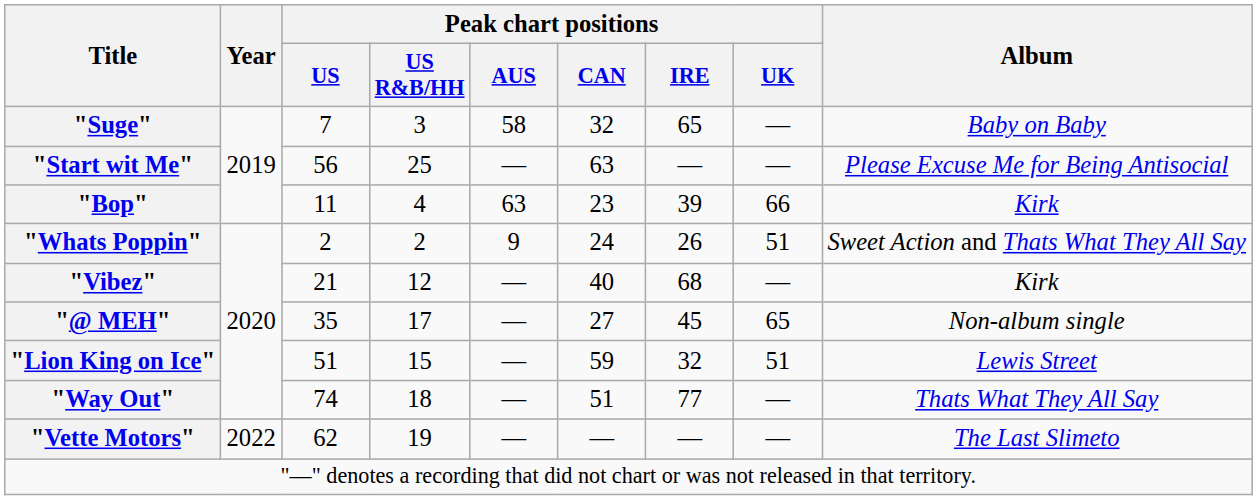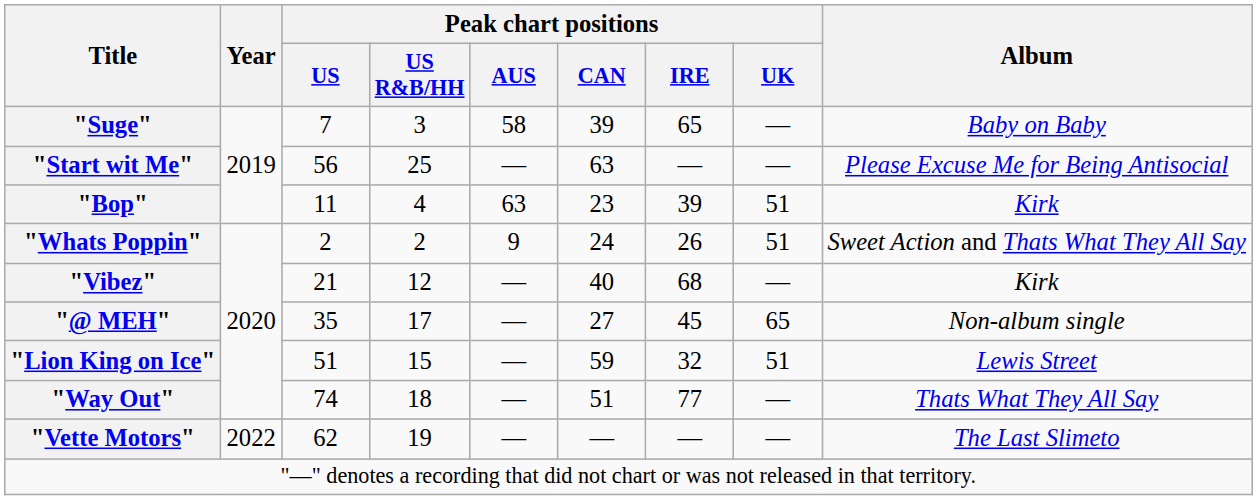(602, 125) 32 -> (602, 125) 39
(778, 204) 66 -> (778, 204) 51
